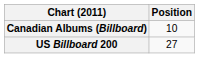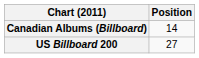(172, 28) 10 -> (172, 28) 14
